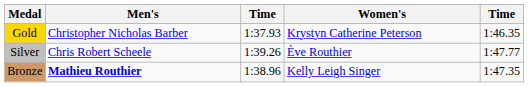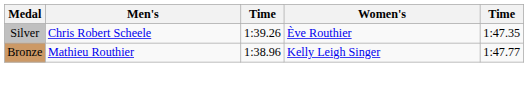- row: (25, 33)
(502, 52) 1:47.77 -> (502, 33) 1:47.35
(95, 71) bold -> (91, 52) normal
(502, 71) 1:47.35 -> (502, 52) 1:47.77
